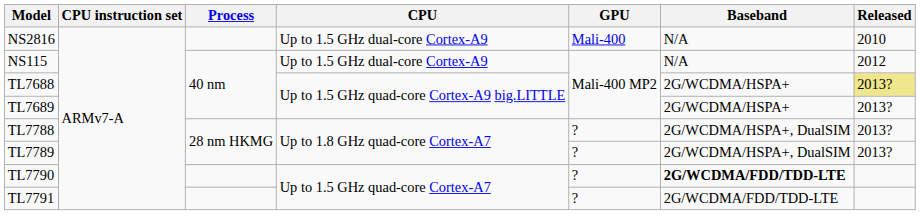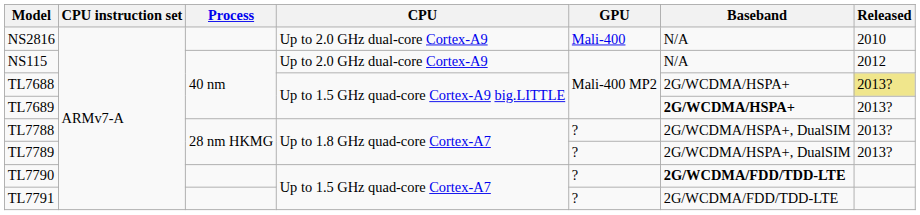(384, 38) Up to 1.5 GHz dual-core Cortex-A9 -> (384, 38) Up to 2.0 GHz dual-core Cortex-A9
(384, 61) Up to 1.5 GHz dual-core Cortex-A9 -> (384, 61) Up to 2.0 GHz dual-core Cortex-A9
(727, 107) normal -> (729, 107) bold
